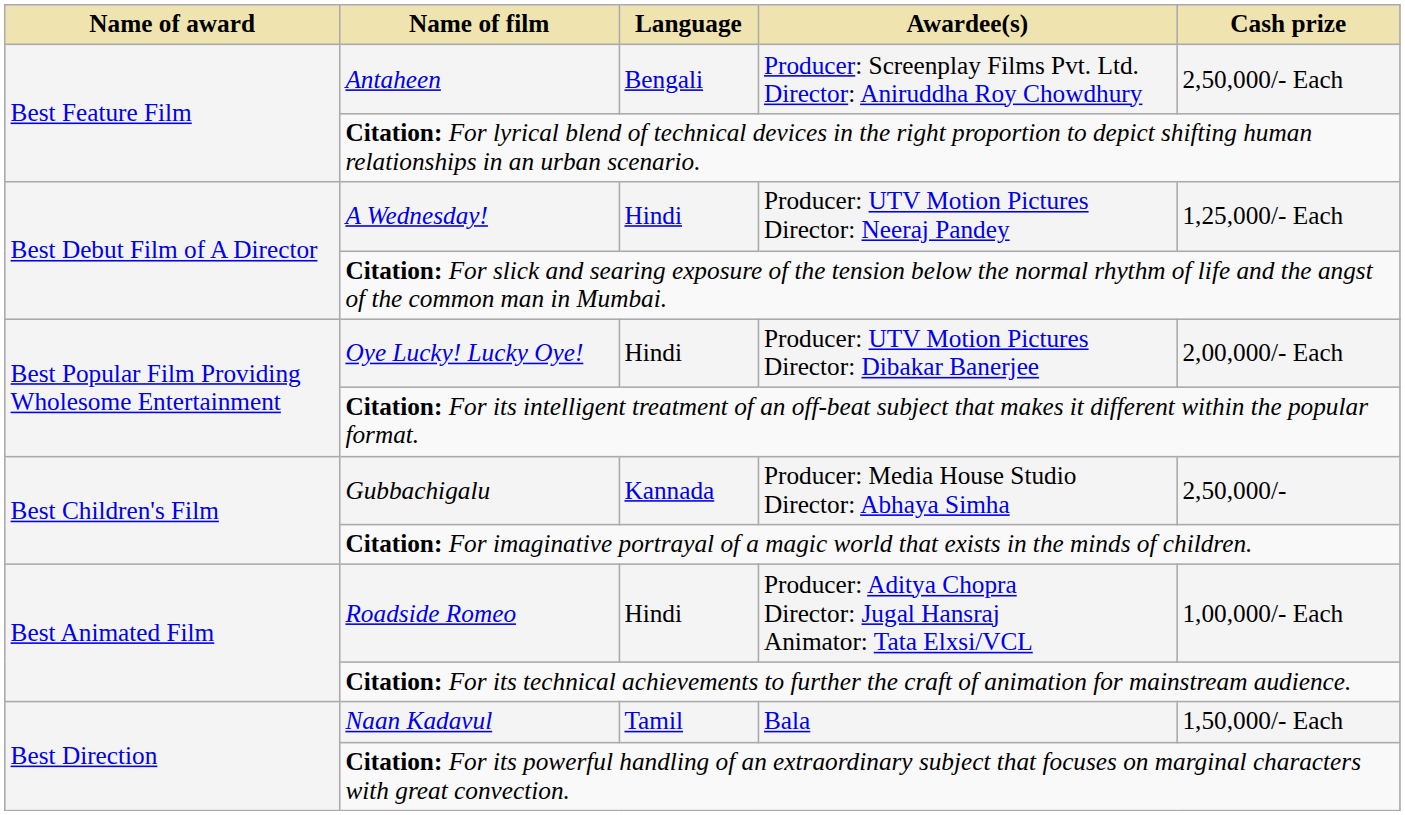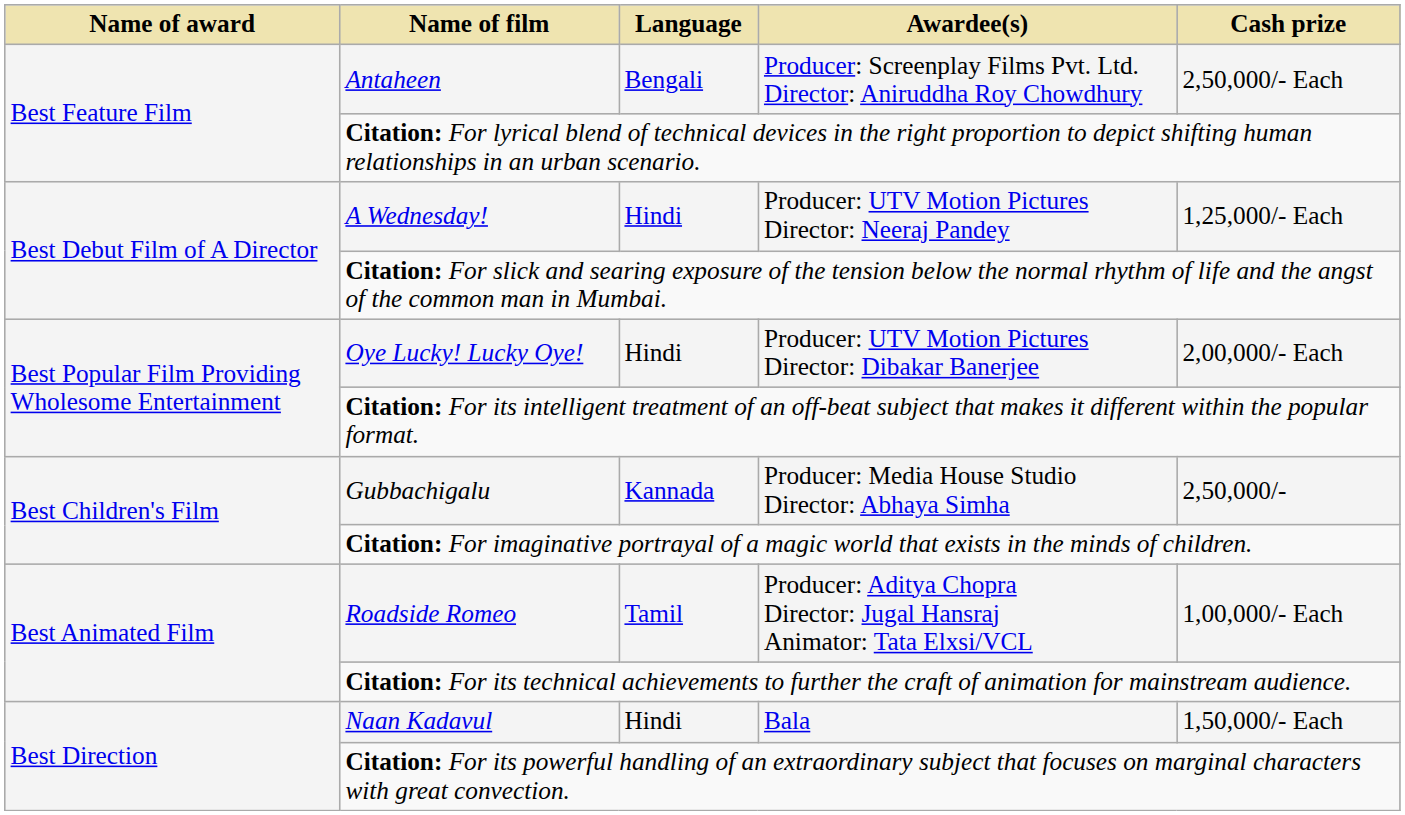(653, 612) Hindi -> (654, 612) Tamil
(654, 721) Tamil -> (653, 721) Hindi
